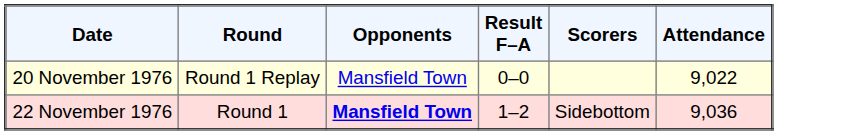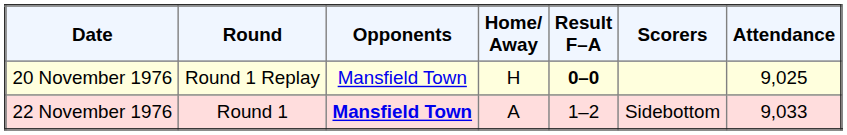+ column: (513, 34)
(513, 78) normal -> (584, 78) bold
(714, 78) 9,022 -> (784, 78) 9,025
(714, 112) 9,036 -> (784, 112) 9,033
